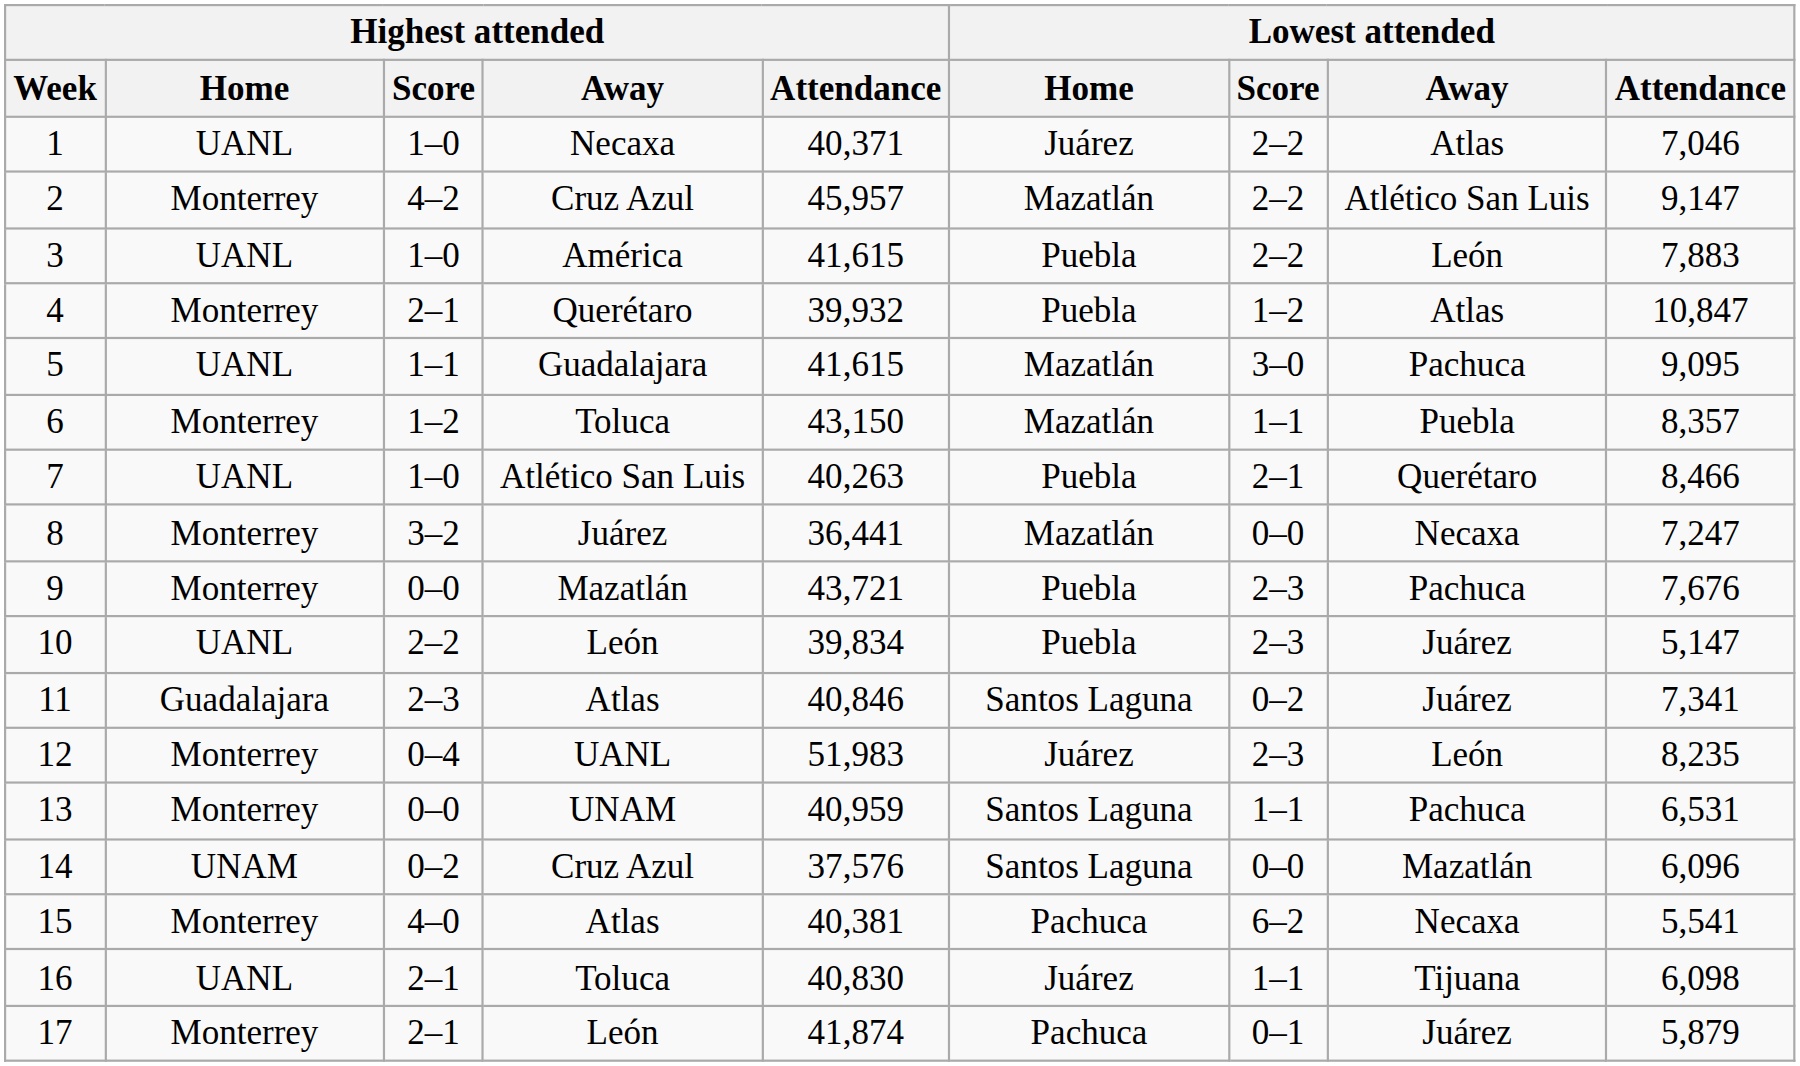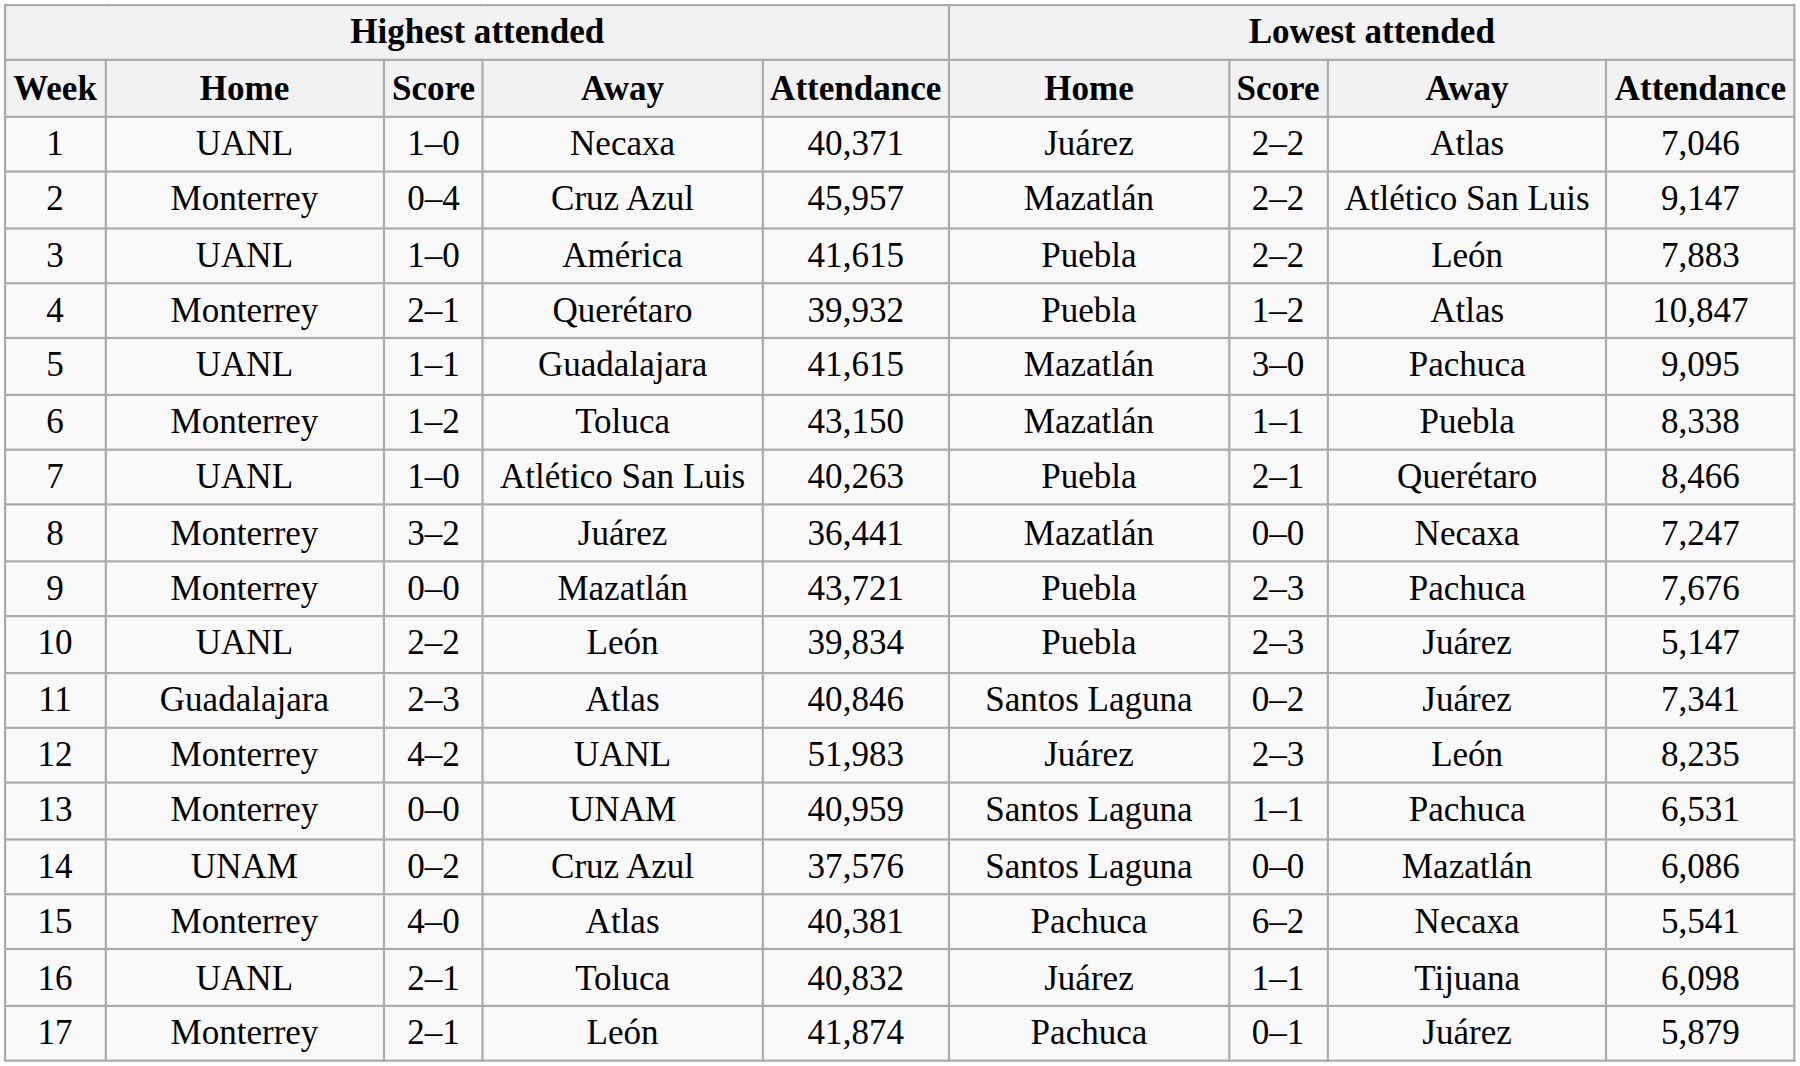(433, 198) 4–2 -> (433, 198) 0–4
(1700, 421) 8,357 -> (1700, 421) 8,338
(433, 754) 0–4 -> (433, 754) 4–2
(1700, 865) 6,096 -> (1700, 865) 6,086
(856, 976) 40,830 -> (856, 976) 40,832
